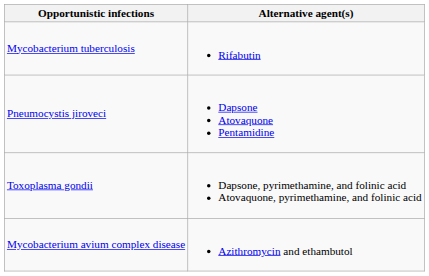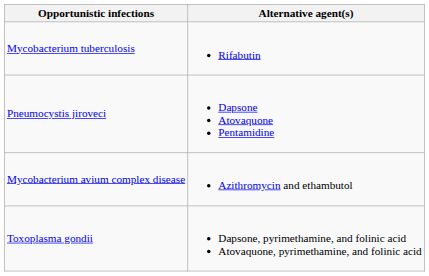rows swapped: (50, 185) <-> (96, 244)
